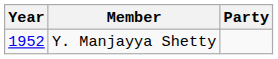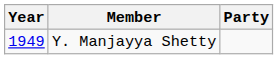(26, 42) 1952 -> (26, 42) 1949
